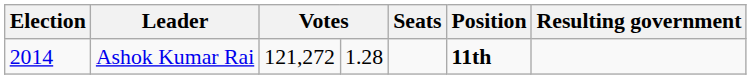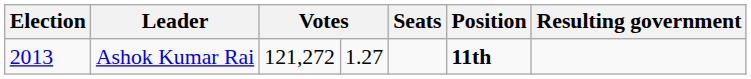(31, 56) 2014 -> (31, 56) 2013
(364, 56) 1.28 -> (364, 56) 1.27
